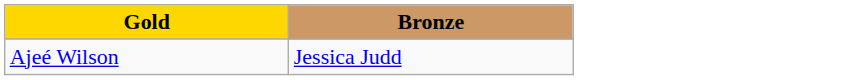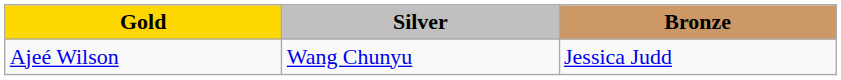+ column: (420, 21)
